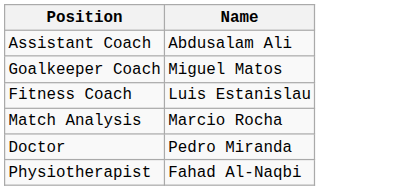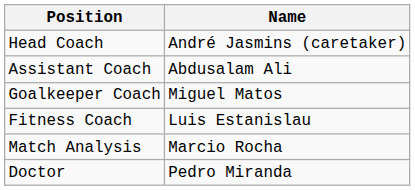+ row: (56, 43)
- row: (80, 173)
